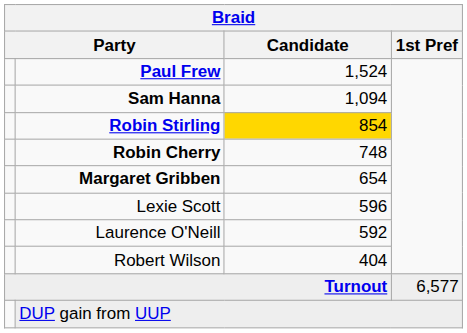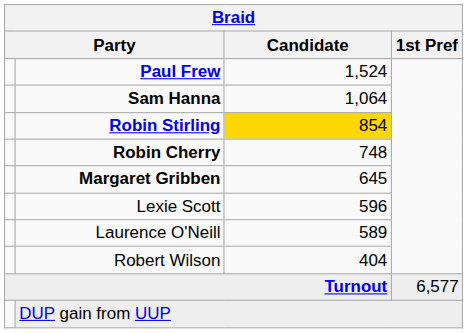(366, 98) 1,094 -> (366, 98) 1,064
(373, 179) 654 -> (373, 179) 645
(373, 233) 592 -> (373, 233) 589
